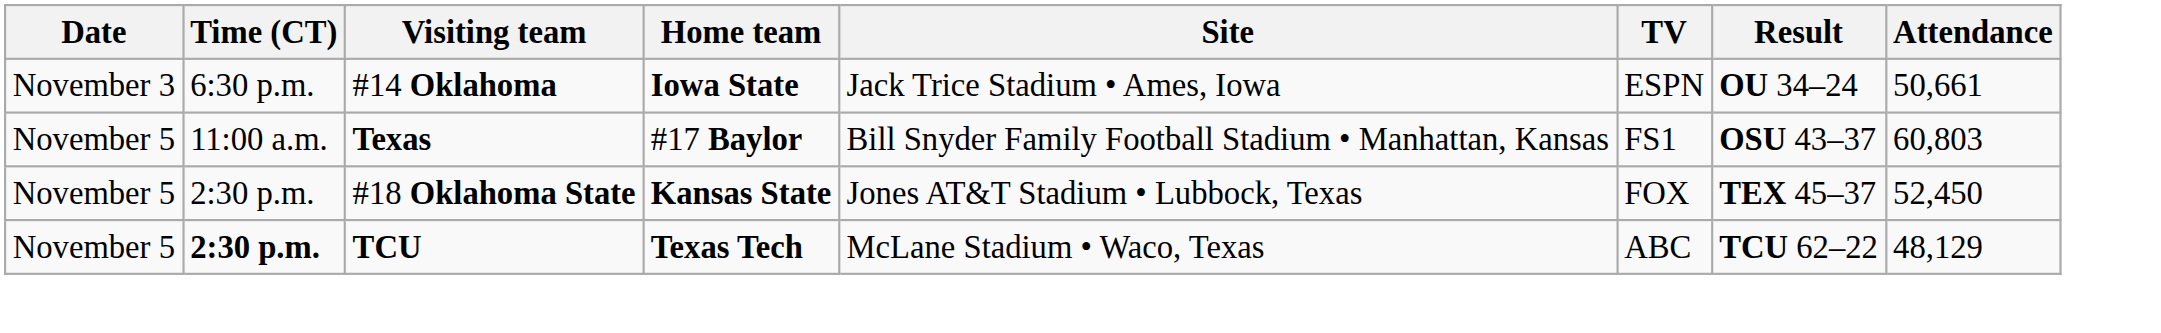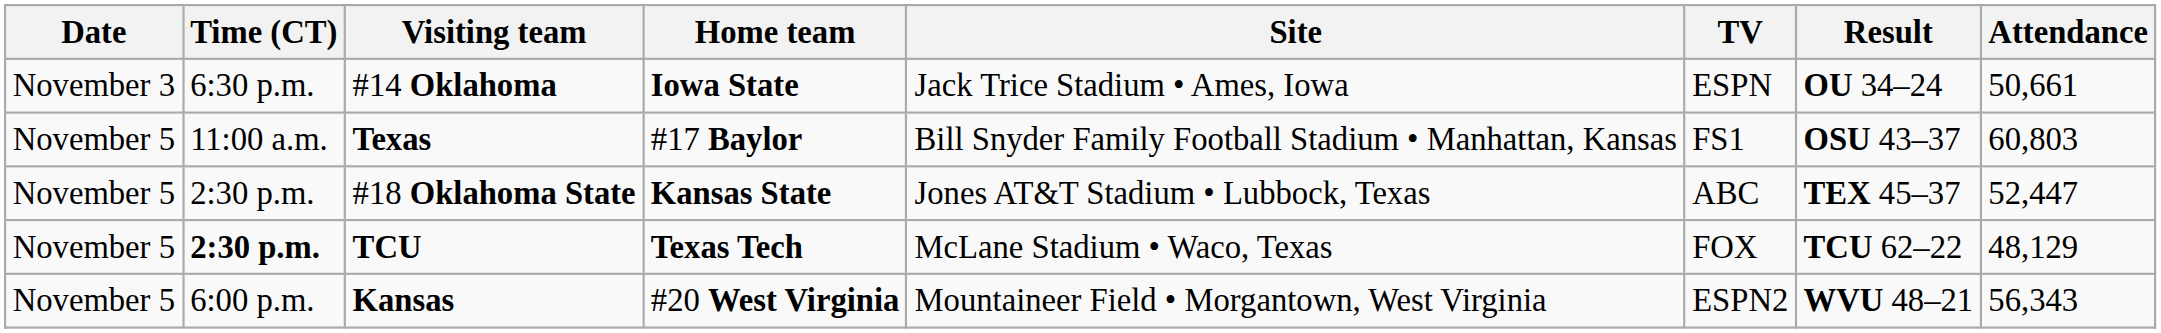(1657, 193) FOX -> (1726, 193) ABC
(1938, 193) 52,450 -> (2033, 193) 52,447
(1658, 247) ABC -> (1725, 247) FOX
+ row: (403, 301)
